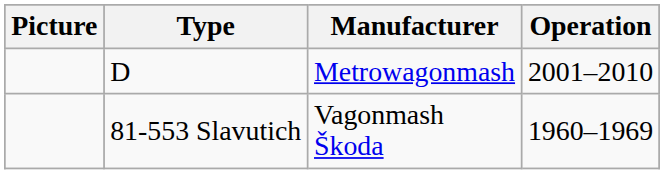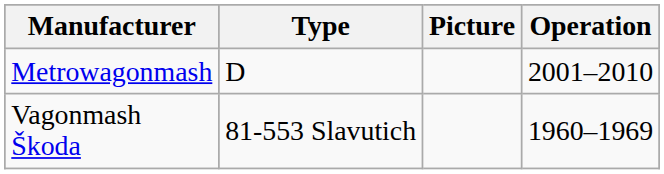columns swapped: (54, 26) <-> (415, 26)
